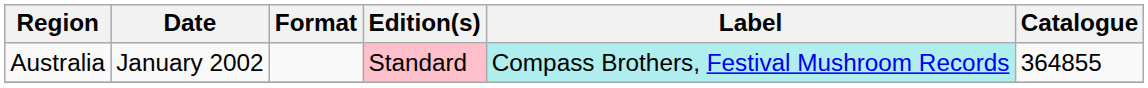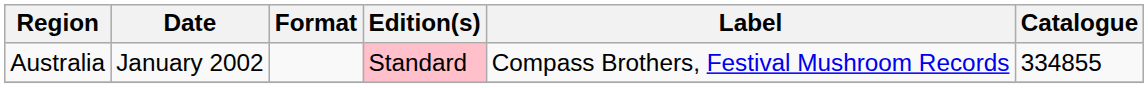(751, 62) paleturquoise background -> (751, 62) no background
(1061, 62) 364855 -> (1061, 62) 334855
